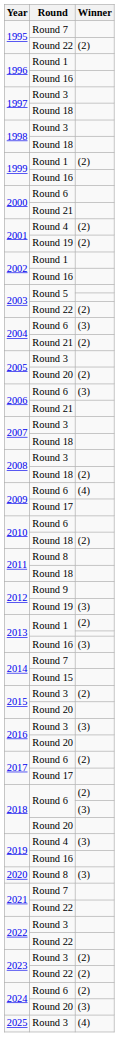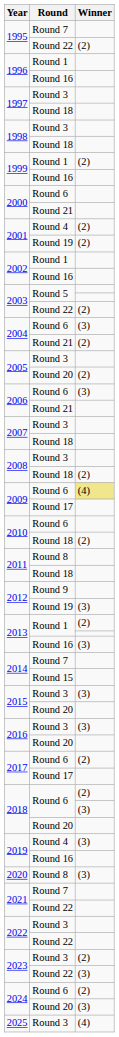(84, 491) no background -> (84, 491) khaki background
(84, 693) (2) -> (84, 693) (3)
(84, 974) (2) -> (84, 974) (3)
